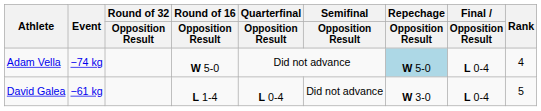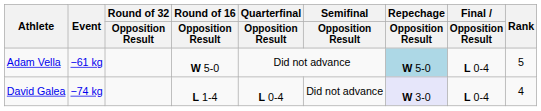(87, 63) −74 kg -> (87, 63) −61 kg
(521, 63) 4 -> (521, 63) 5
(87, 92) −61 kg -> (87, 92) −74 kg
(417, 98) no background -> (417, 98) lavender background
(521, 92) 5 -> (521, 92) 4
